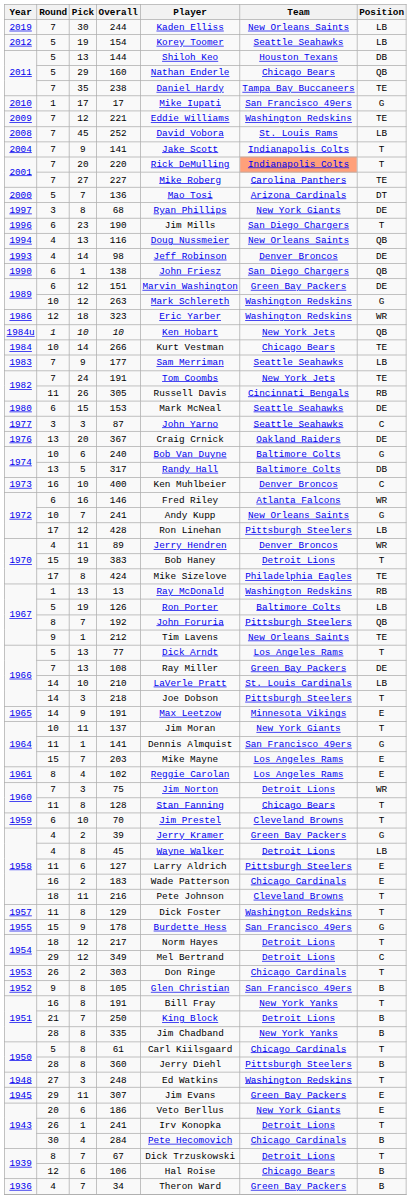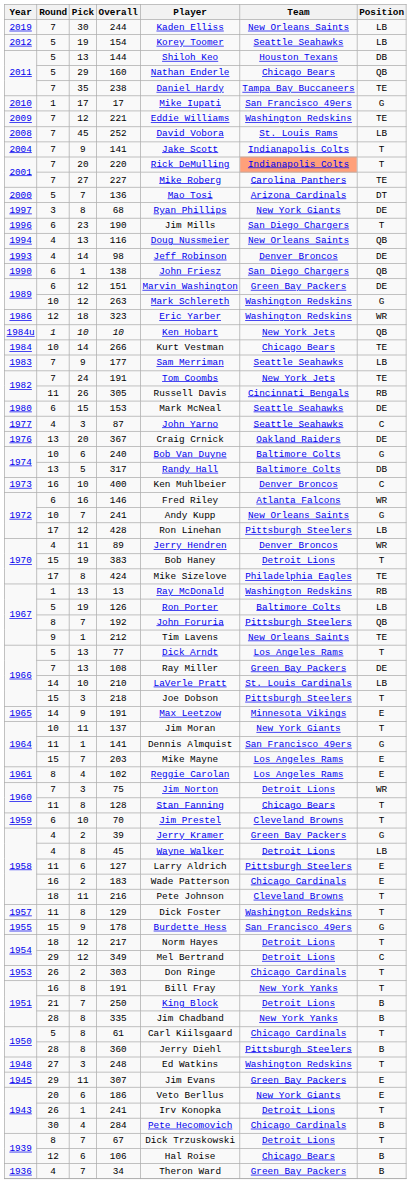(53, 424) 3 -> (53, 424) 4
(53, 698) 14 -> (53, 698) 15
- row: (21, 988)
